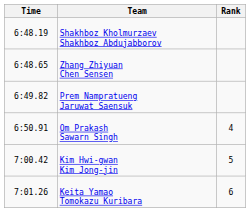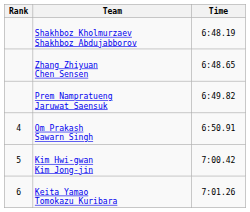columns swapped: (231, 11) <-> (31, 11)
